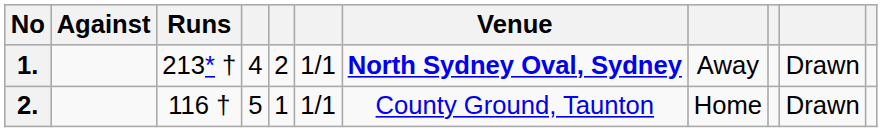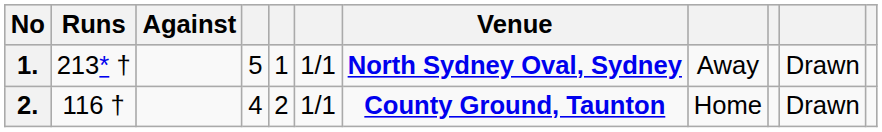columns swapped: (199, 24) <-> (104, 24)
(255, 65) 4 -> (255, 65) 5
(281, 65) 2 -> (281, 65) 1
(255, 106) 5 -> (255, 106) 4
(281, 106) 1 -> (281, 106) 2
(515, 106) normal -> (515, 106) bold
